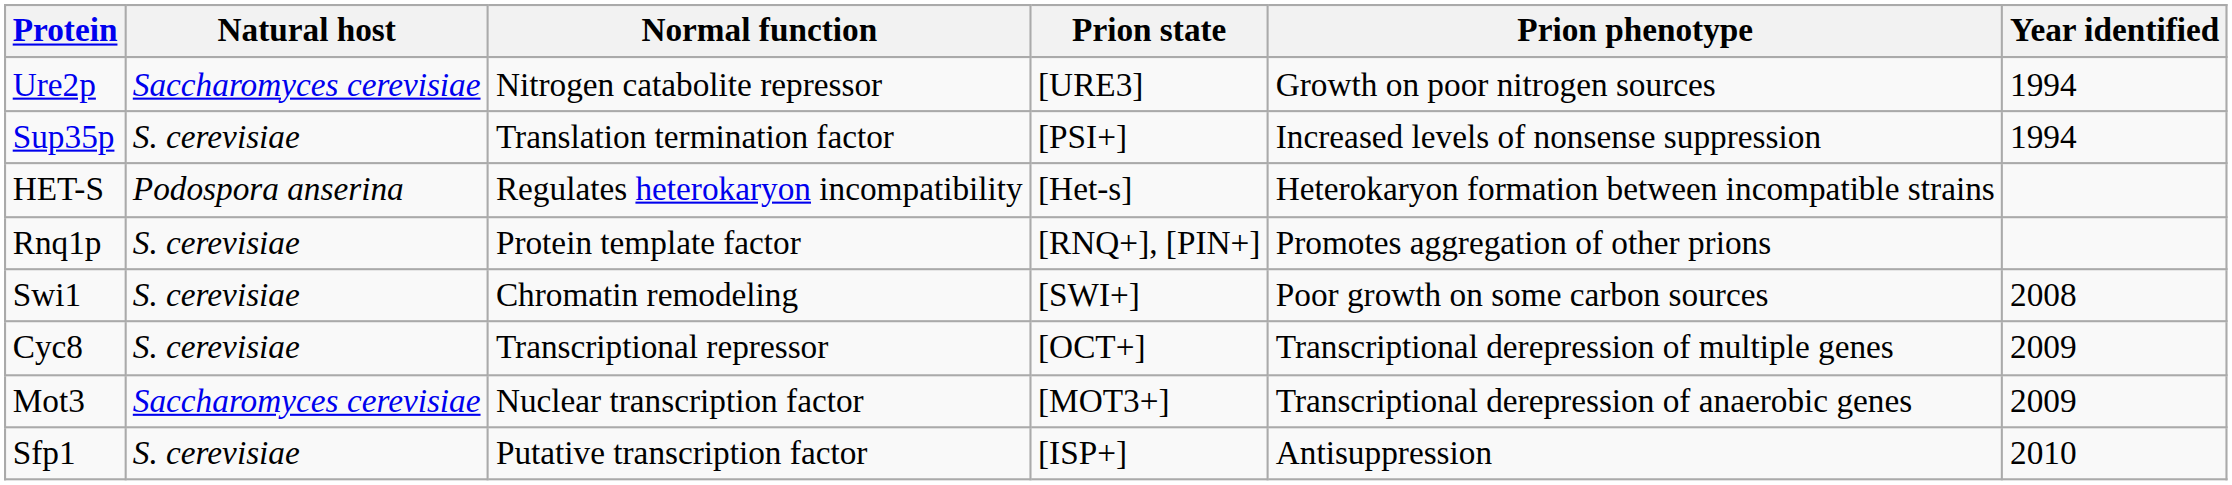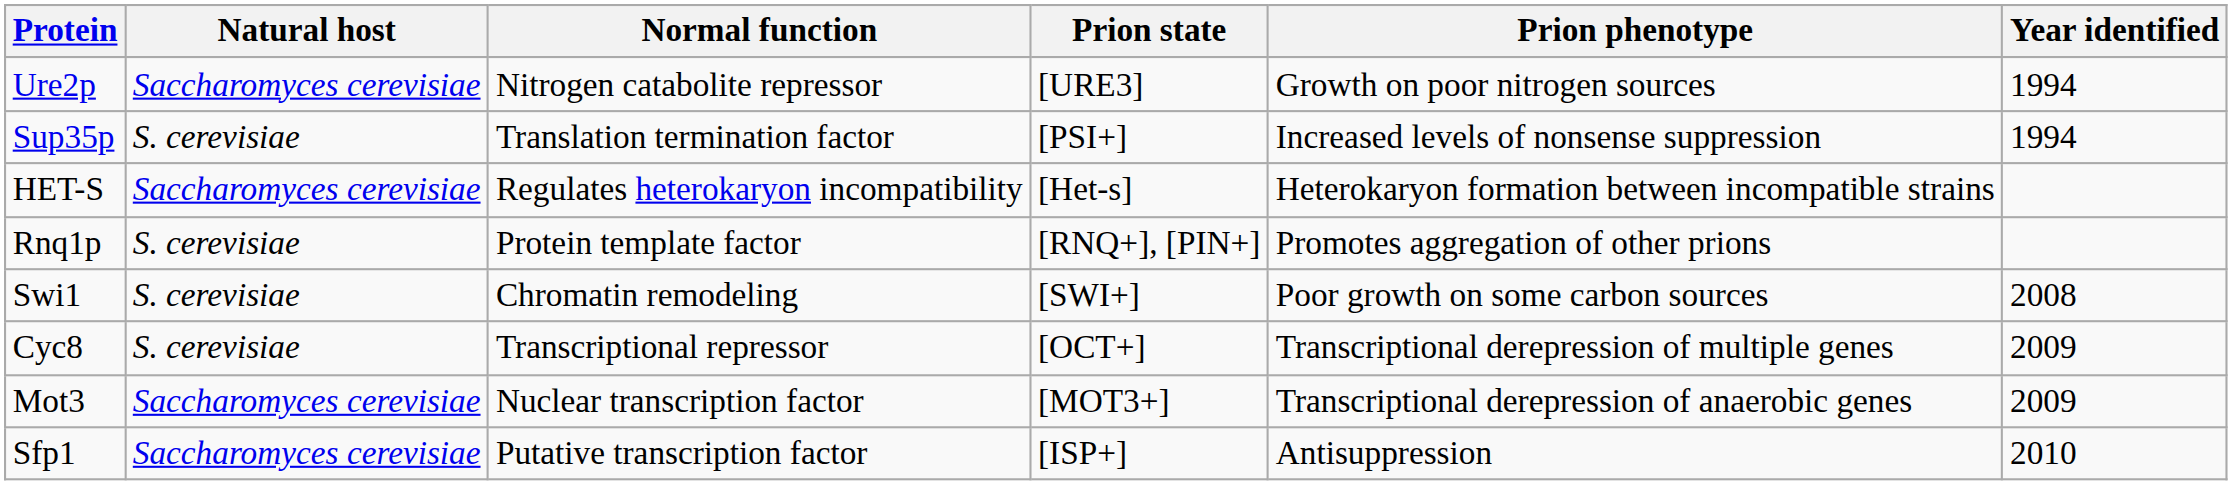(268, 189) Podospora anserina -> (307, 189) Saccharomyces cerevisiae
(216, 453) S. cerevisiae -> (307, 453) Saccharomyces cerevisiae
